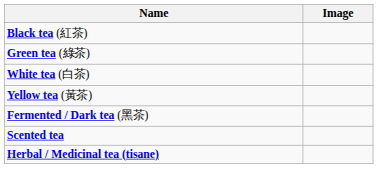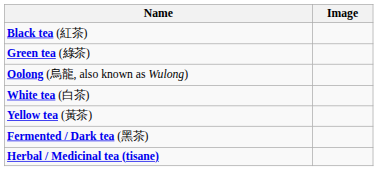+ row: (98, 74)
- row: (35, 135)
